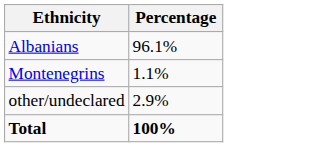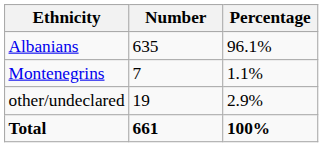+ column: (176, 18)
